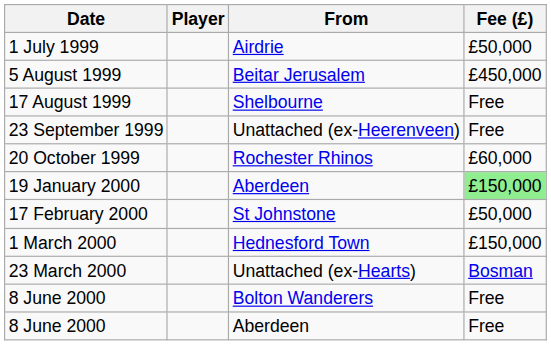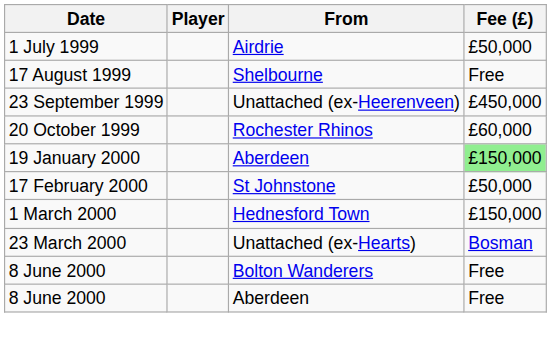- row: (65, 75)
(486, 130) Free -> (505, 102) £450,000
